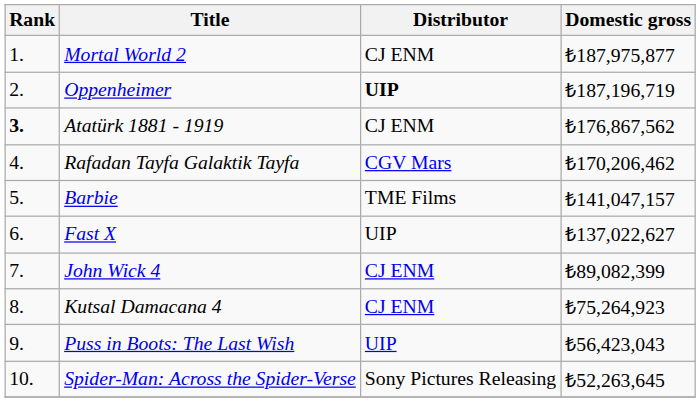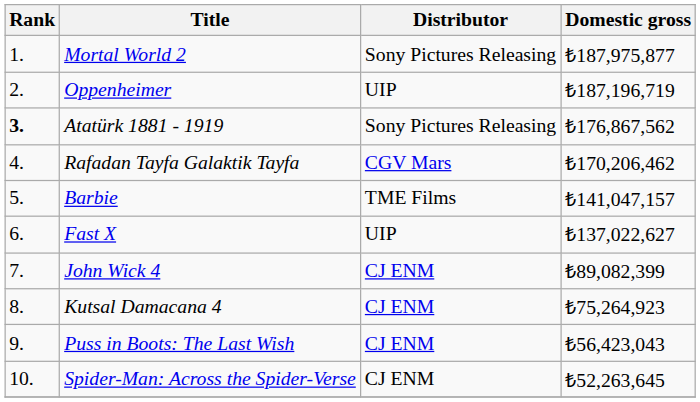(400, 53) CJ ENM -> (461, 53) Sony Pictures Releasing
(382, 89) bold -> (381, 89) normal
(400, 126) CJ ENM -> (461, 126) Sony Pictures Releasing
(381, 342) UIP -> (400, 342) CJ ENM
(461, 378) Sony Pictures Releasing -> (400, 378) CJ ENM
